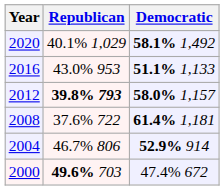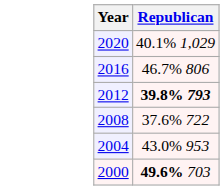- column: (174, 17)
(87, 69) 43.0% 953 -> (175, 69) 46.7% 806
(87, 146) 46.7% 806 -> (175, 146) 43.0% 953
